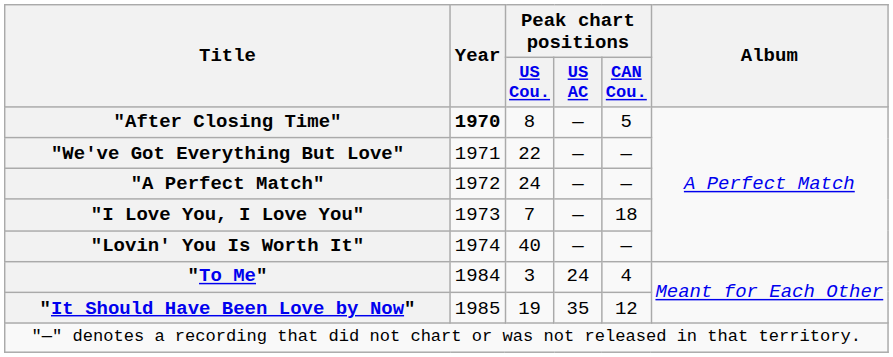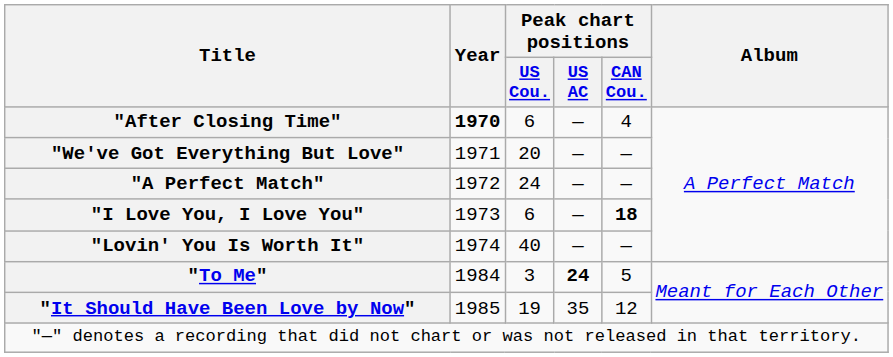(530, 122) 8 -> (530, 122) 6
(626, 122) 5 -> (626, 122) 4
(530, 153) 22 -> (530, 153) 20
(530, 215) 7 -> (530, 215) 6
(626, 215) normal -> (626, 215) bold
(578, 277) normal -> (578, 277) bold
(626, 277) 4 -> (626, 277) 5
